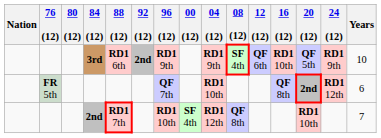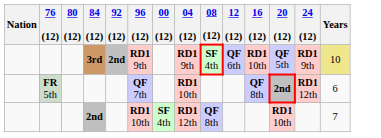- column: (119, 24)
(362, 59) no background -> (335, 59) khaki background
